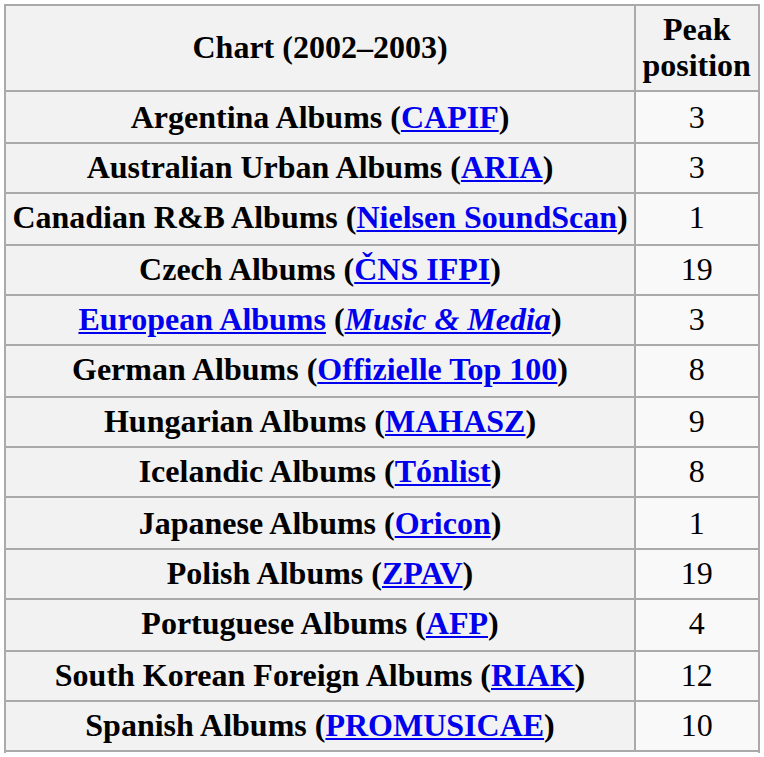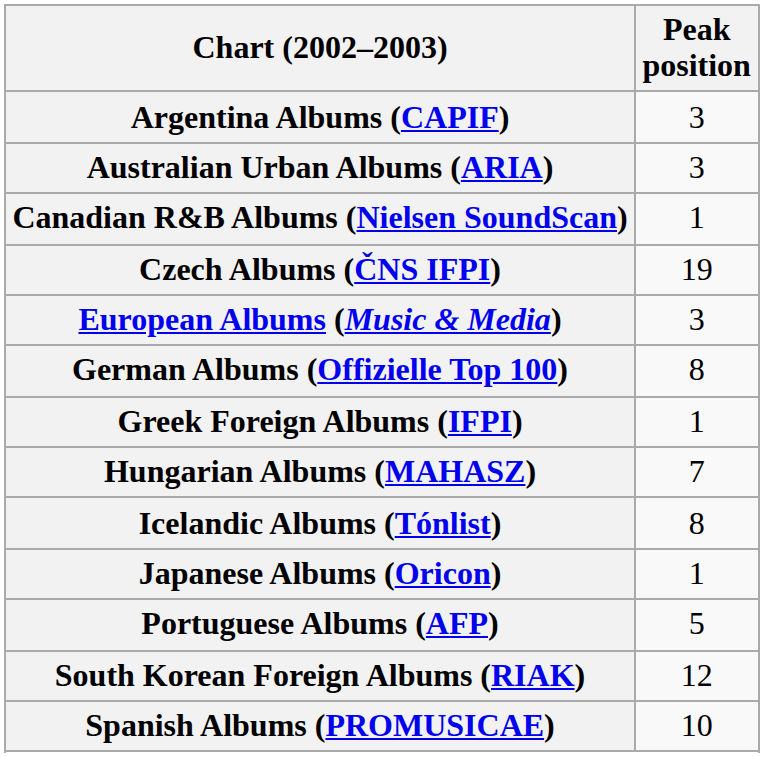+ row: (320, 421)
(697, 421) 9 -> (697, 471) 7
- row: (320, 573)
(697, 624) 4 -> (697, 624) 5
